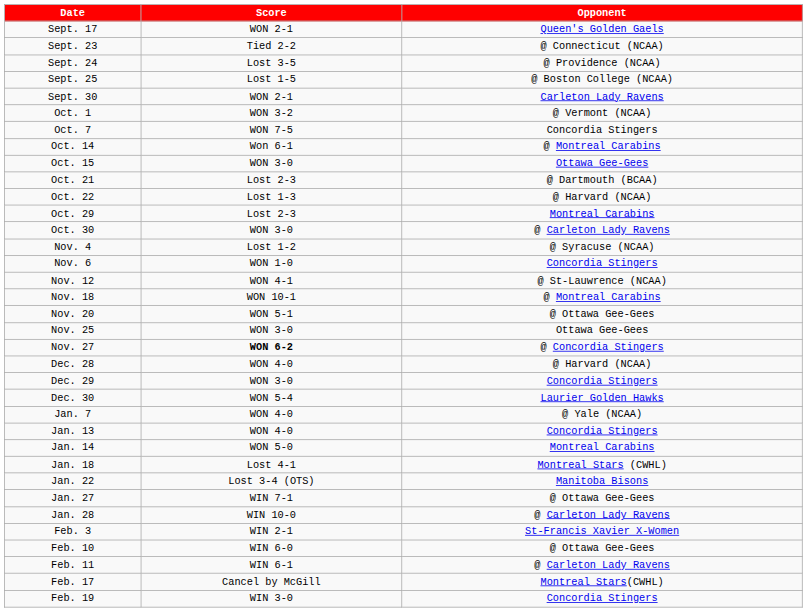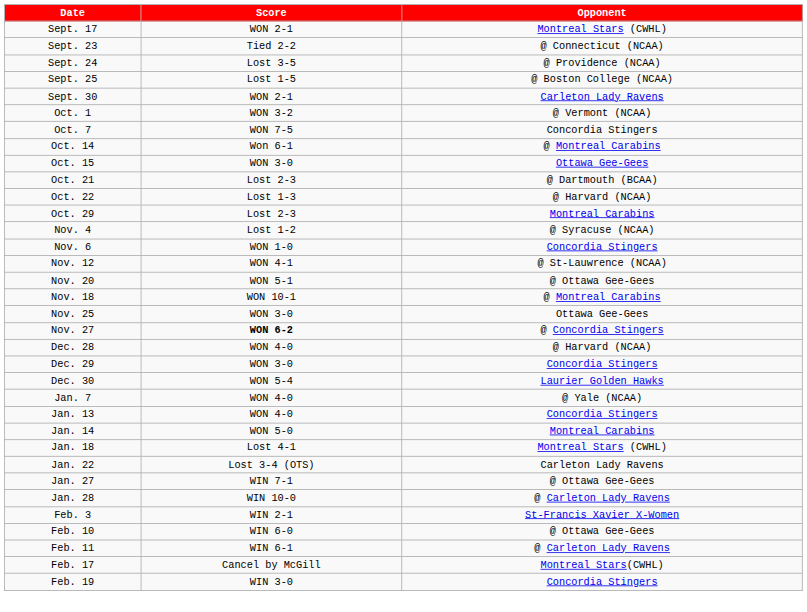(602, 30) Queen's Golden Gaels -> (602, 30) Montreal Stars (CWHL)
- row: (73, 230)
rows swapped: (73, 297) <-> (73, 314)
(602, 481) Manitoba Bisons -> (602, 465) Carleton Lady Ravens
